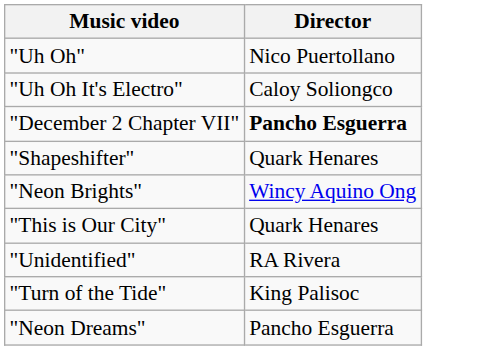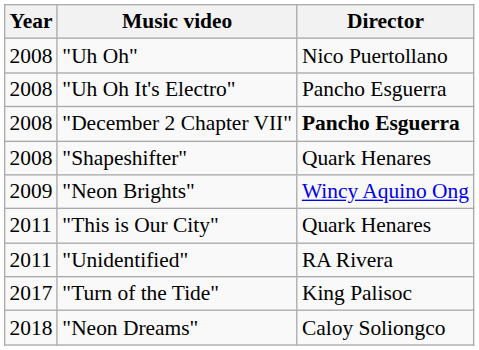+ column: (31, 21)
(321, 89) Caloy Soliongco -> (374, 89) Pancho Esguerra
(321, 327) Pancho Esguerra -> (374, 327) Caloy Soliongco
